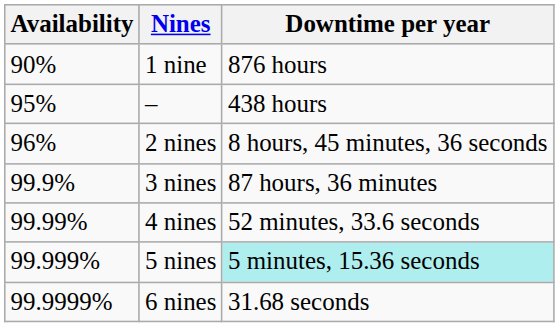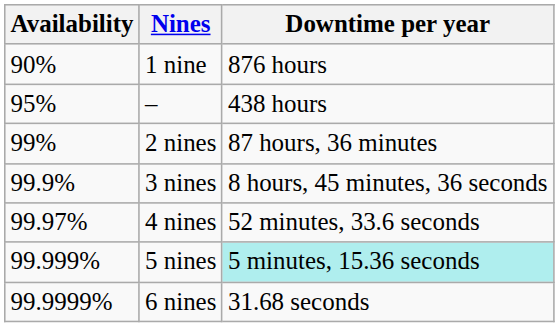(33, 143) 96% -> (33, 143) 99%
(388, 143) 8 hours, 45 minutes, 36 seconds -> (333, 143) 87 hours, 36 minutes
(333, 182) 87 hours, 36 minutes -> (388, 182) 8 hours, 45 minutes, 36 seconds
(49, 222) 99.99% -> (49, 222) 99.97%
